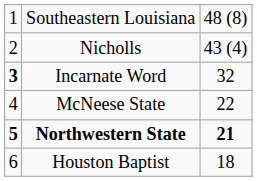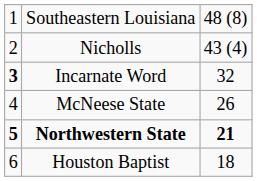(225, 104) 22 -> (225, 104) 26
